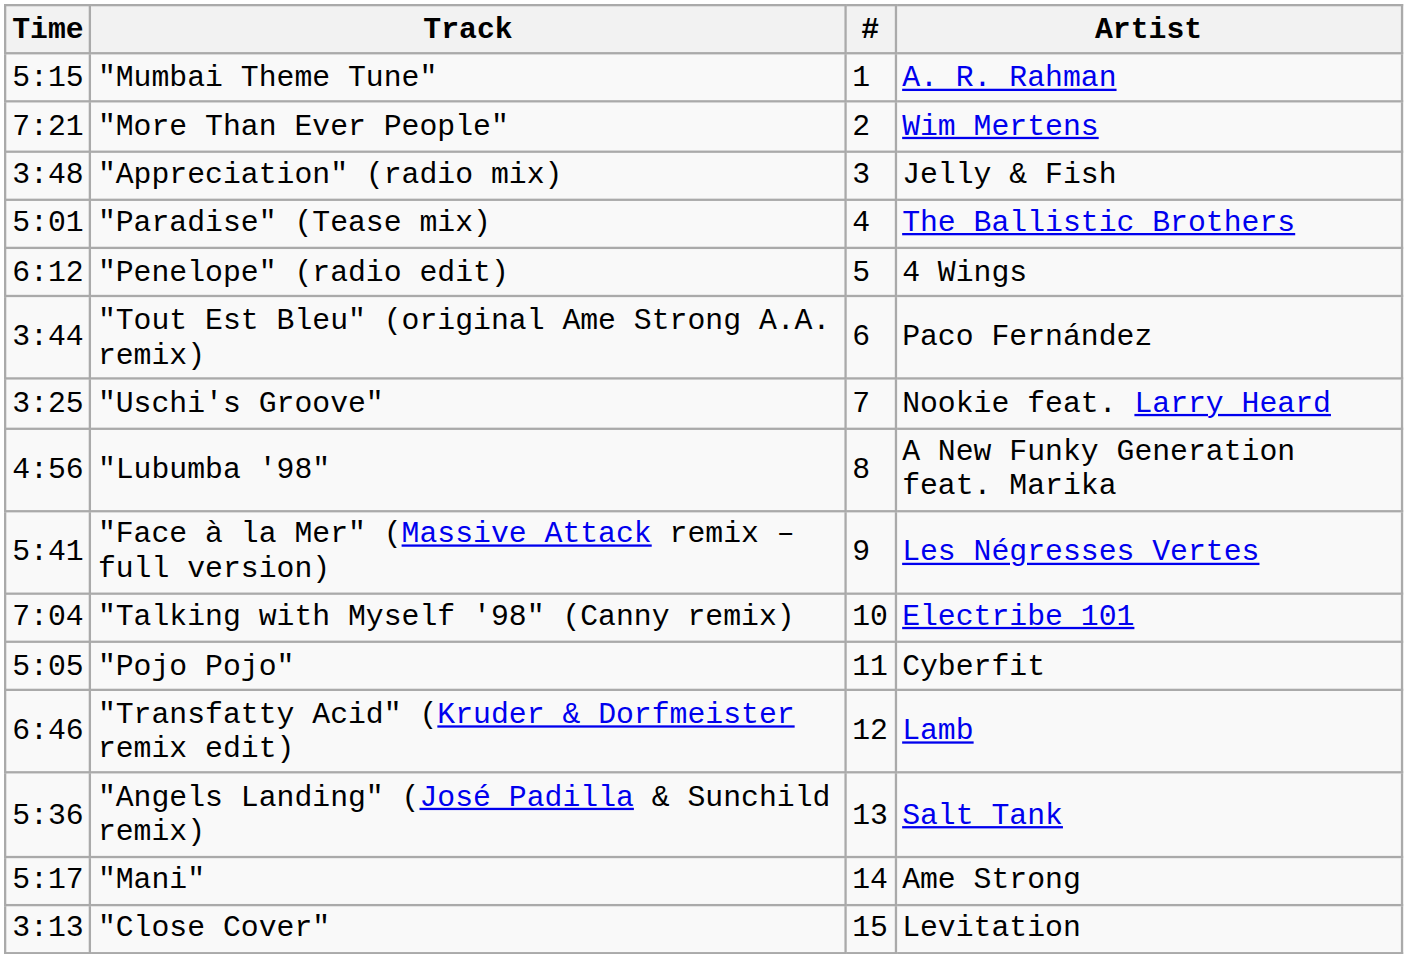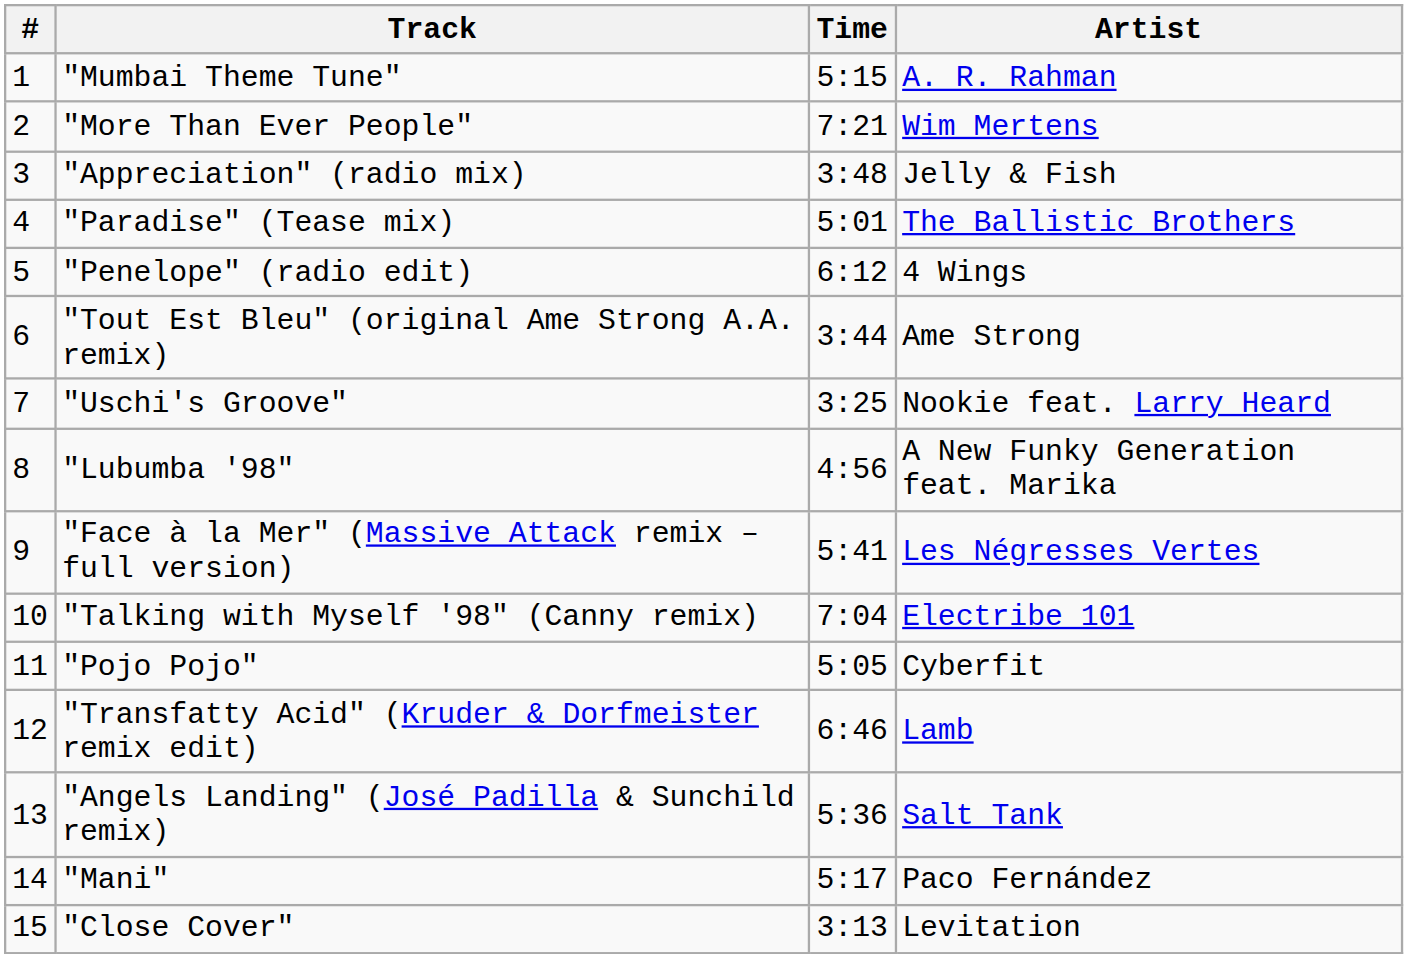columns swapped: (870, 29) <-> (48, 29)
(1027, 338) Paco Fernández -> (991, 338) Ame Strong
(991, 880) Ame Strong -> (1027, 880) Paco Fernández
